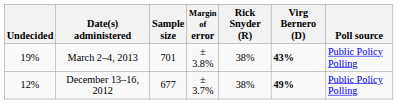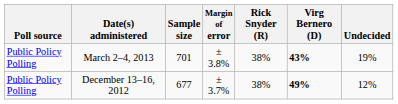columns swapped: (359, 35) <-> (30, 35)
